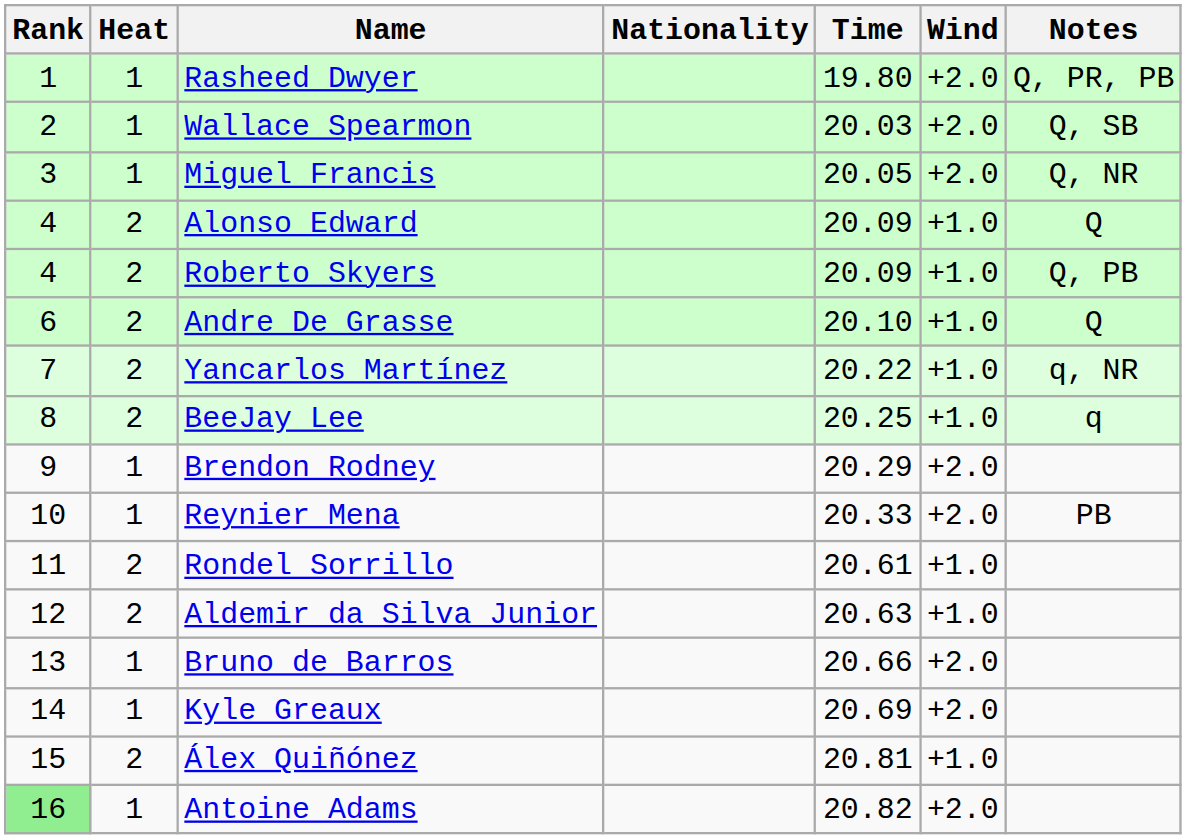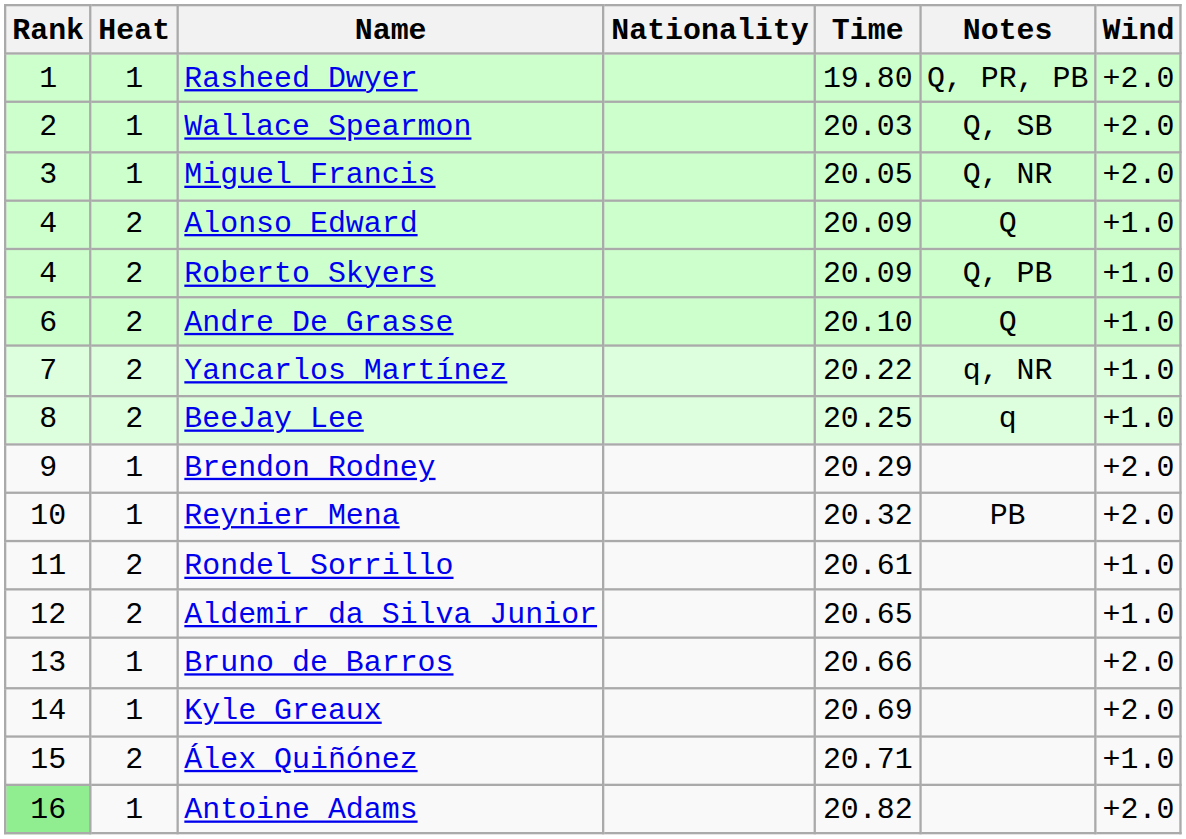columns swapped: (963, 30) <-> (1094, 30)
(868, 517) 20.33 -> (868, 517) 20.32
(868, 614) 20.63 -> (868, 614) 20.65
(868, 760) 20.81 -> (868, 760) 20.71
